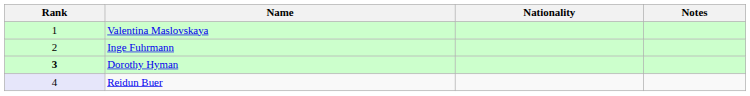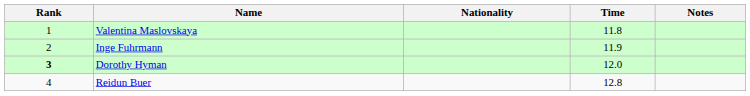+ column: (613, 13)
(55, 82) lavender background -> (49, 82) no background
